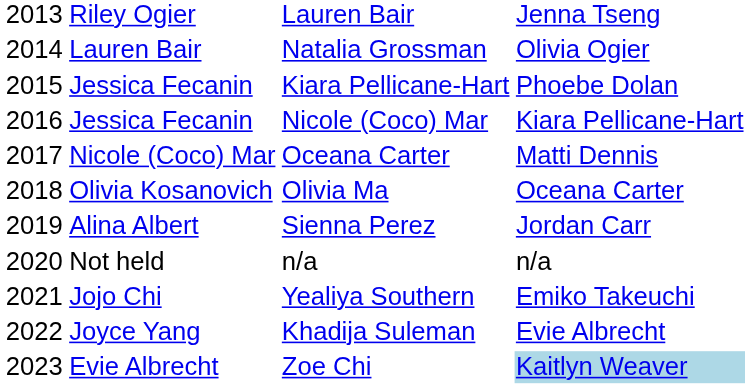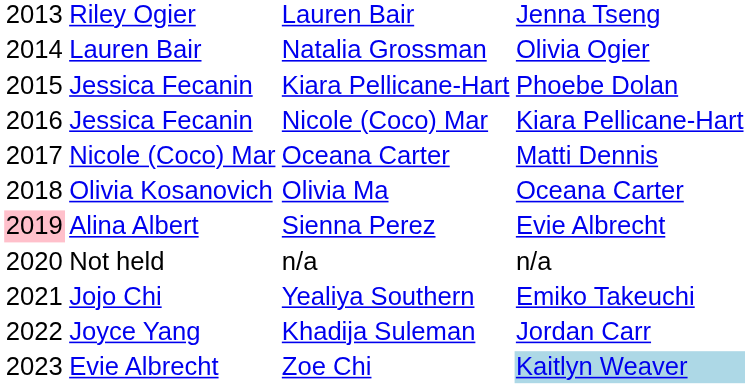(34, 226) no background -> (34, 226) pink background
(583, 226) Jordan Carr -> (591, 226) Evie Albrecht
(591, 331) Evie Albrecht -> (583, 331) Jordan Carr
